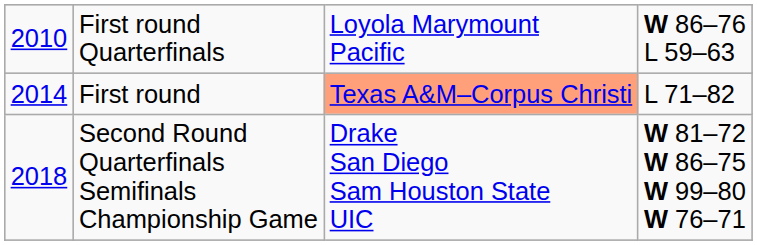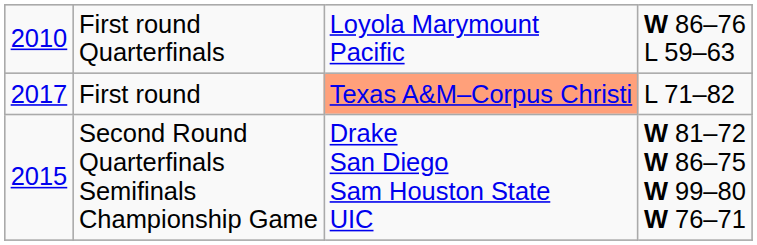(39, 93) 2014 -> (39, 93) 2017
(39, 176) 2018 -> (39, 176) 2015
